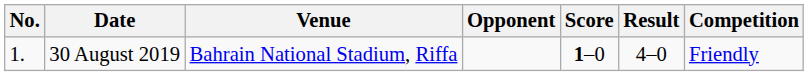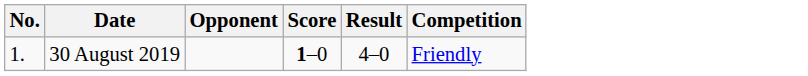- column: (323, 20)
